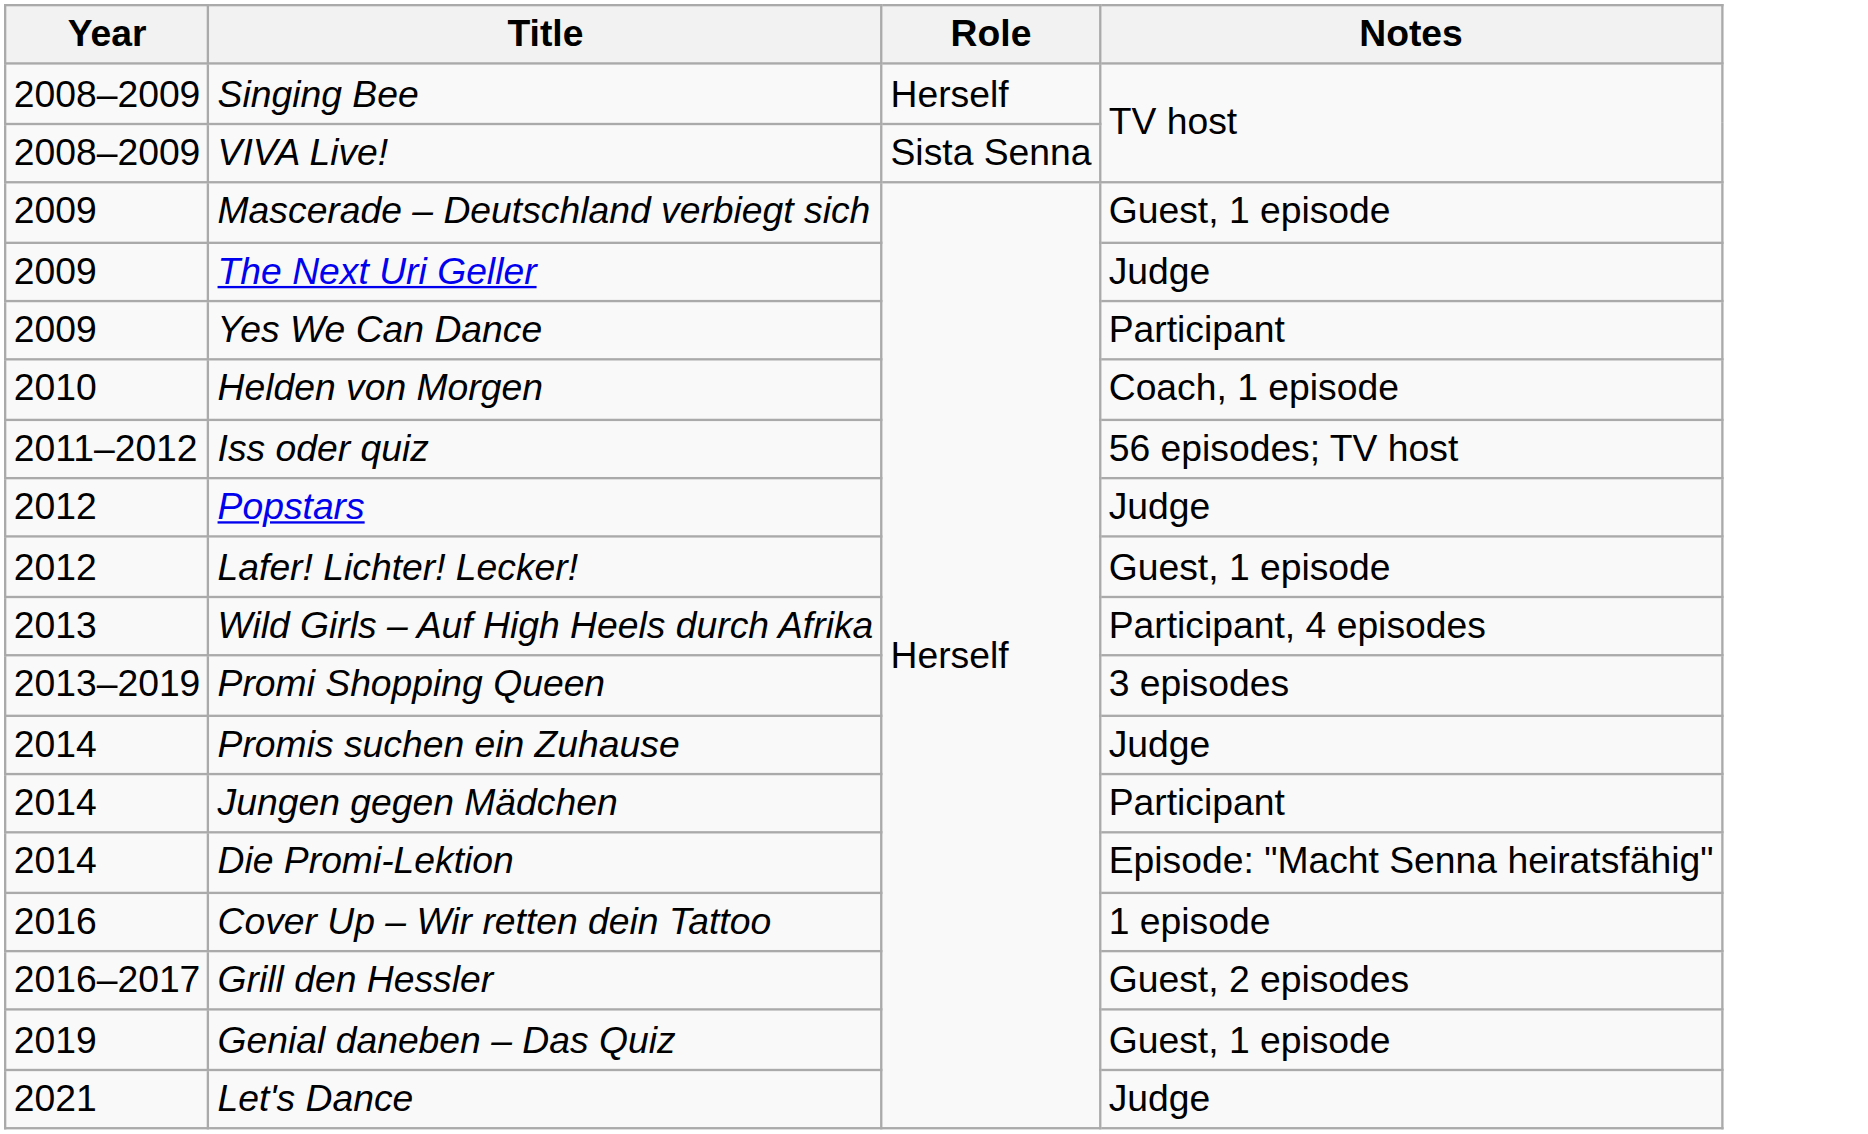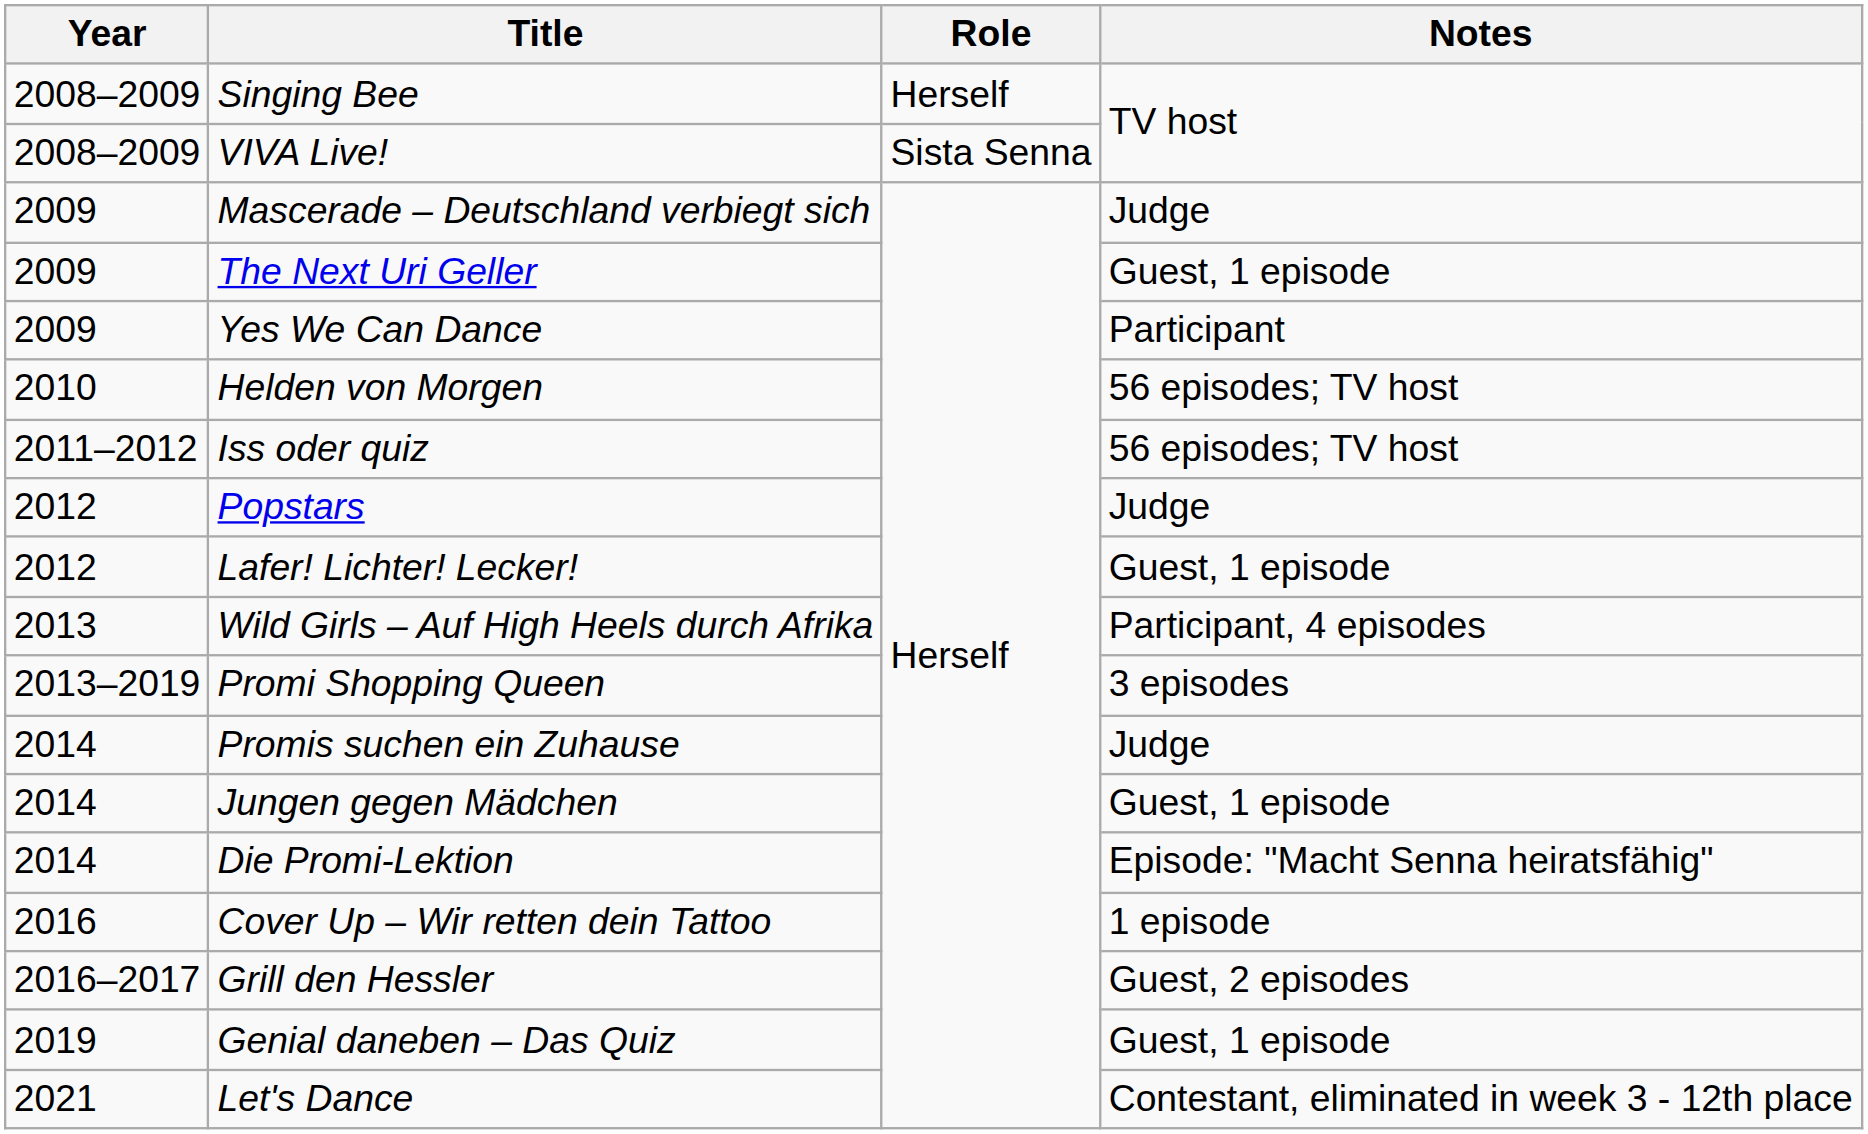(1250, 211) Guest, 1 episode -> (1159, 211) Judge
(1159, 270) Judge -> (1250, 270) Guest, 1 episode
(1254, 388) Coach, 1 episode -> (1283, 388) 56 episodes; TV host
(1197, 802) Participant -> (1250, 802) Guest, 1 episode
(1159, 1098) Judge -> (1481, 1098) Contestant, eliminated in week 3 - 12th place
